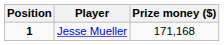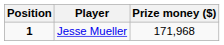(174, 31) 171,168 -> (174, 31) 171,968
